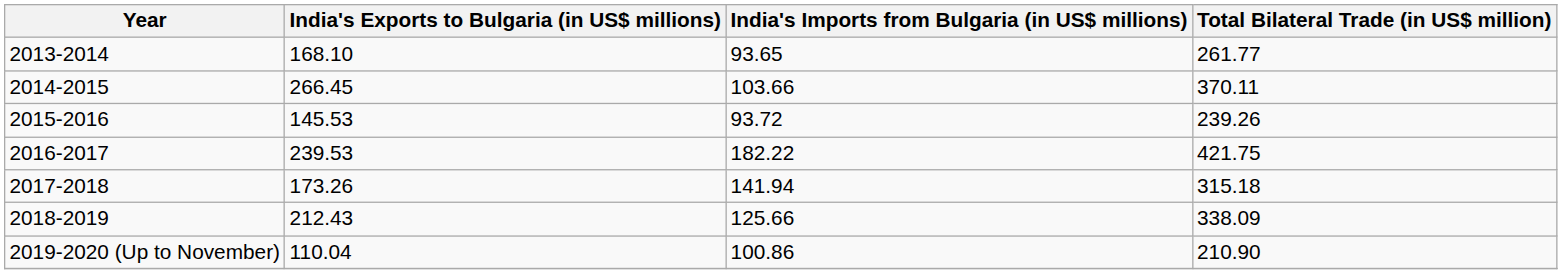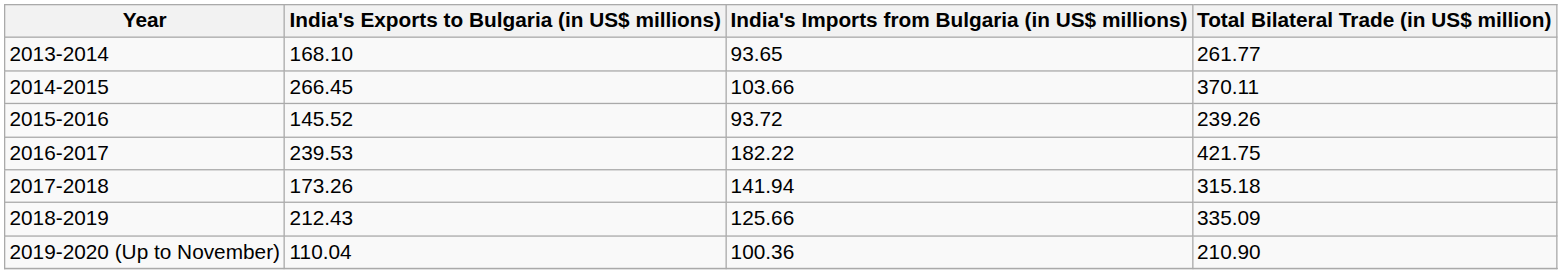(321, 119) 145.53 -> (321, 119) 145.52
(1229, 218) 338.09 -> (1229, 218) 335.09
(762, 251) 100.86 -> (762, 251) 100.36
